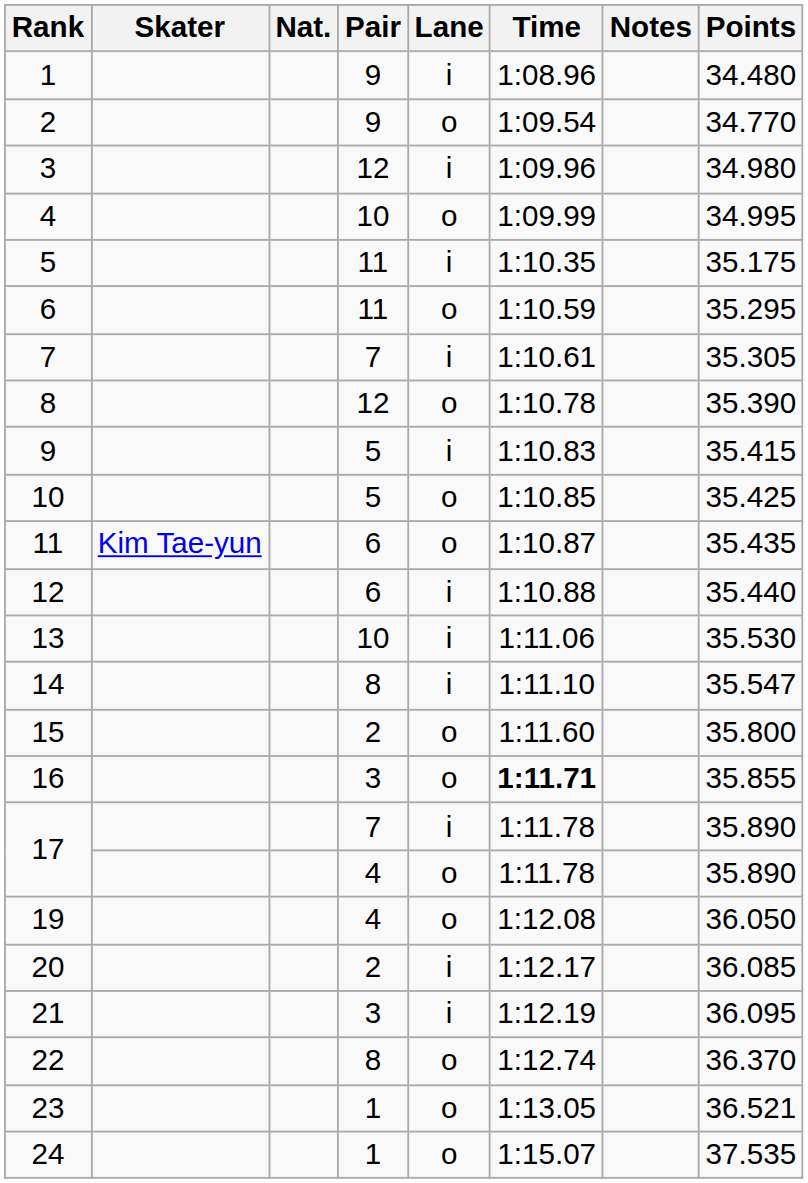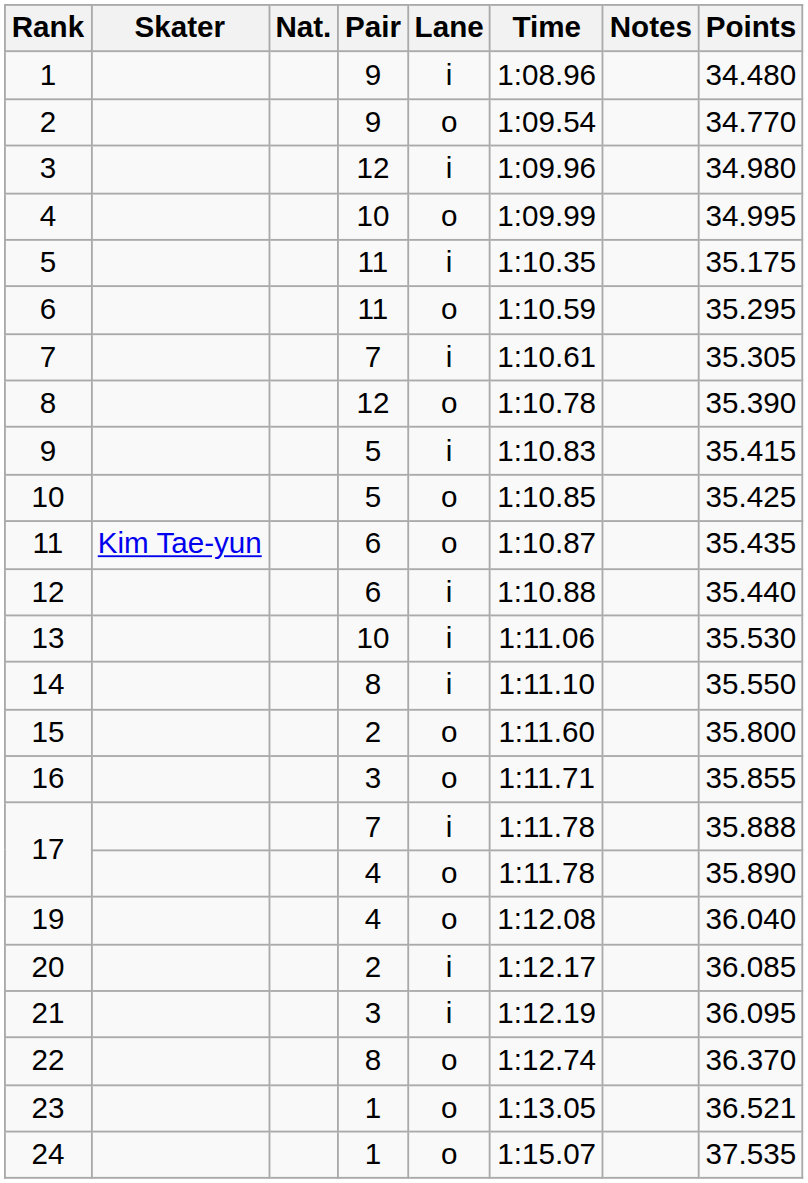(751, 685) 35.547 -> (751, 685) 35.550
(547, 779) bold -> (547, 779) normal
(751, 826) 35.890 -> (751, 826) 35.888
(751, 919) 36.050 -> (751, 919) 36.040
